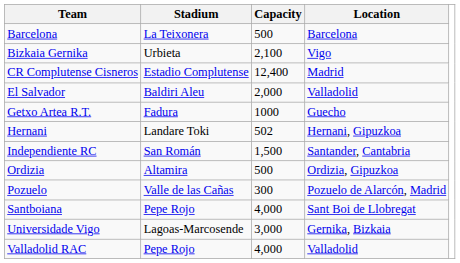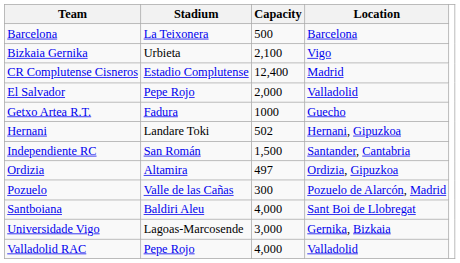(174, 92) Baldiri Aleu -> (169, 92) Pepe Rojo
(264, 170) 500 -> (264, 170) 497
(169, 209) Pepe Rojo -> (174, 209) Baldiri Aleu
